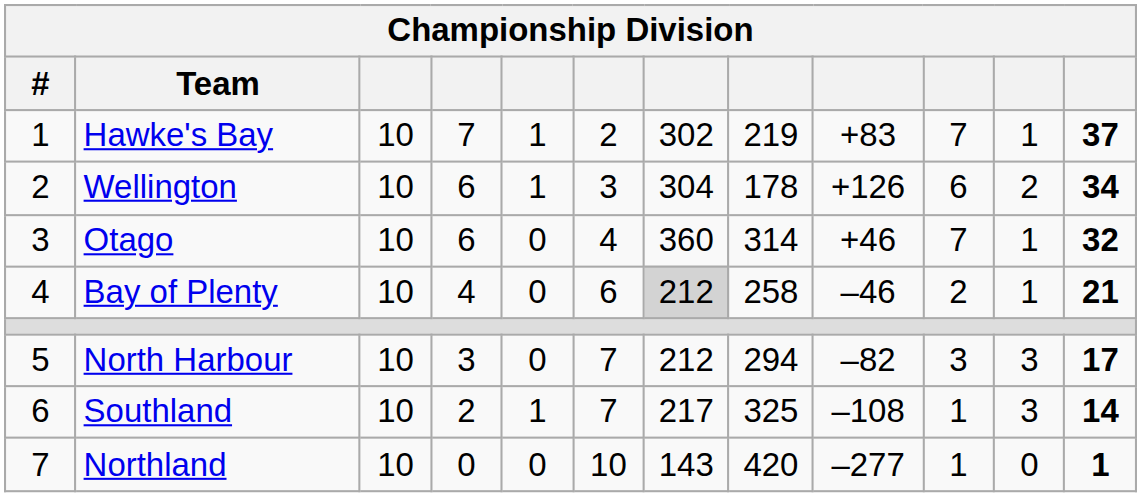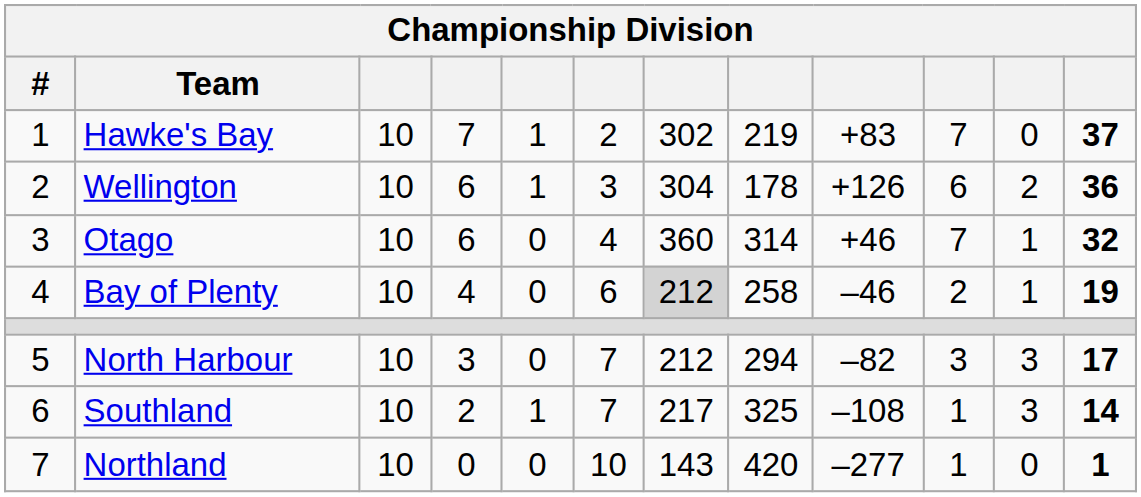(1029, 135) 1 -> (1029, 135) 0
(1100, 187) 34 -> (1100, 187) 36
(1100, 291) 21 -> (1100, 291) 19
